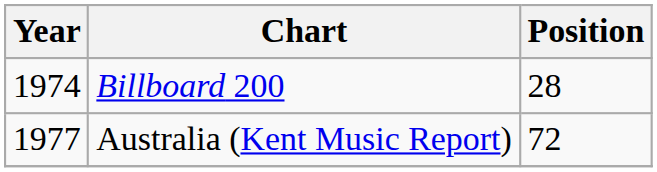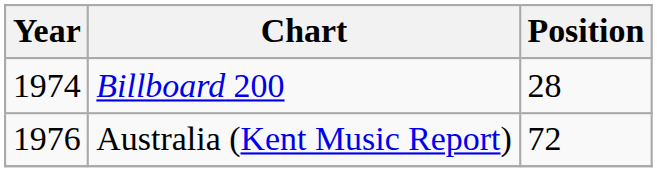(47, 138) 1977 -> (47, 138) 1976
